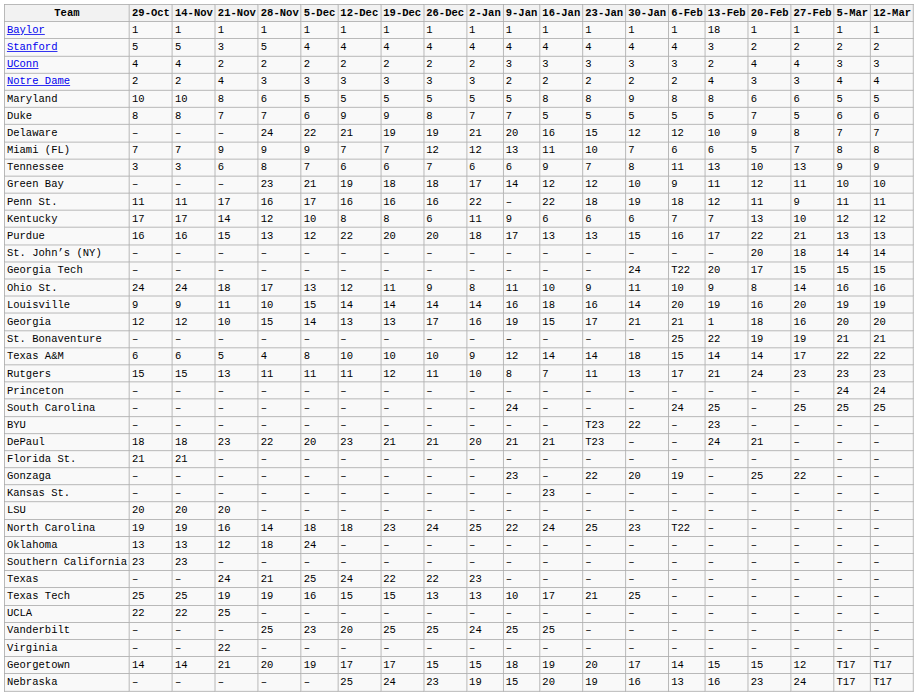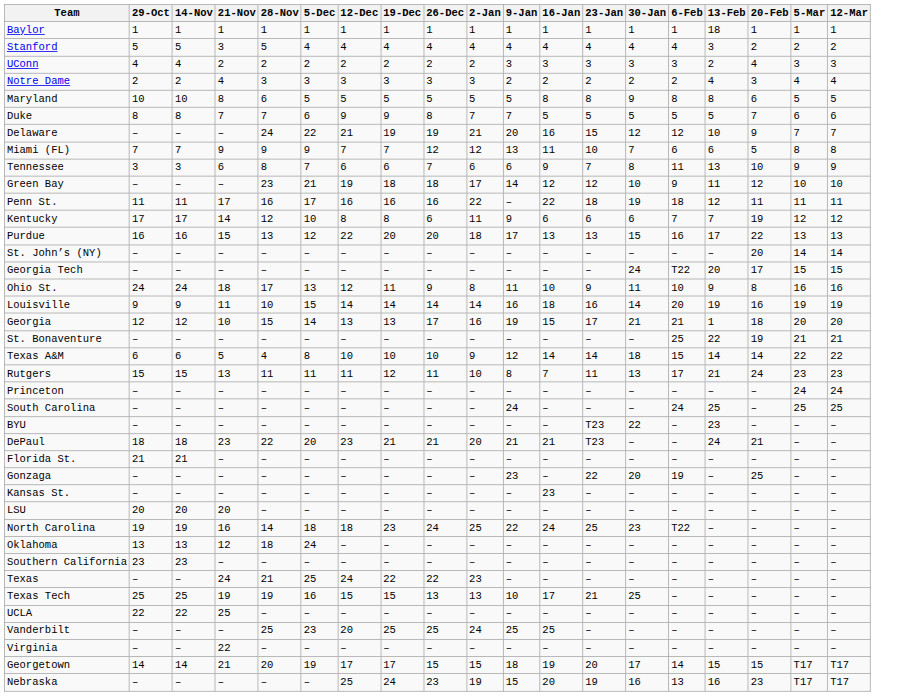- column: (813, 13)
(757, 219) 13 -> (757, 219) 19
